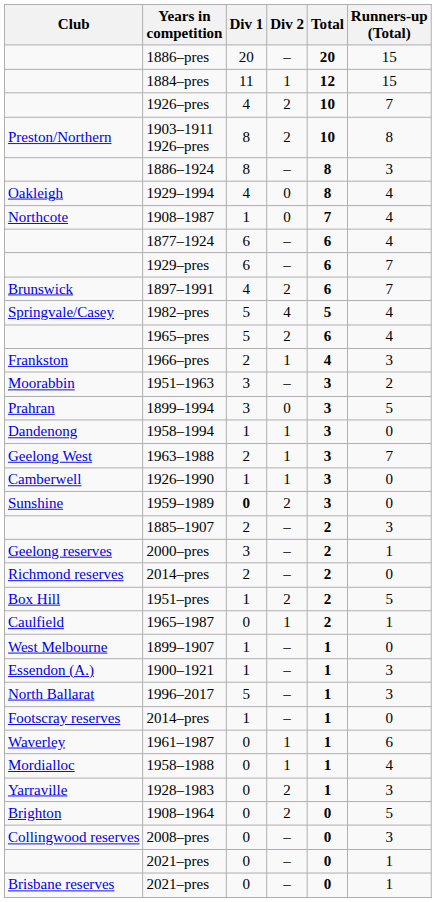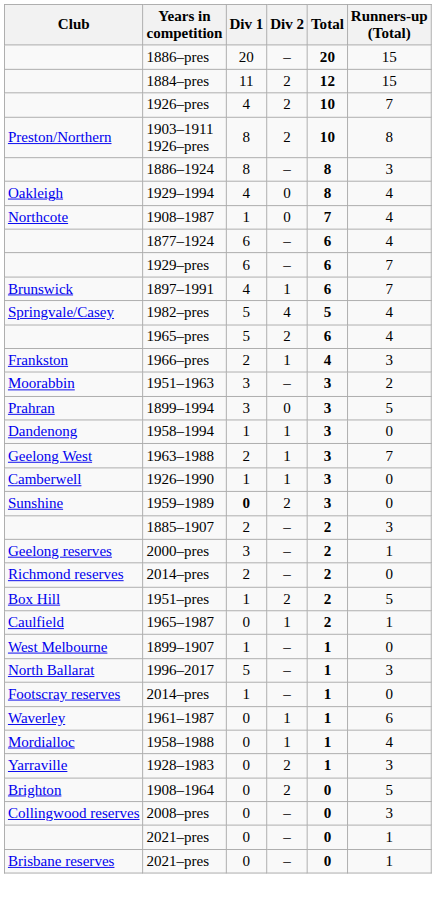(287, 81) 1 -> (287, 81) 2
(287, 288) 2 -> (287, 288) 1
- row: (51, 670)
